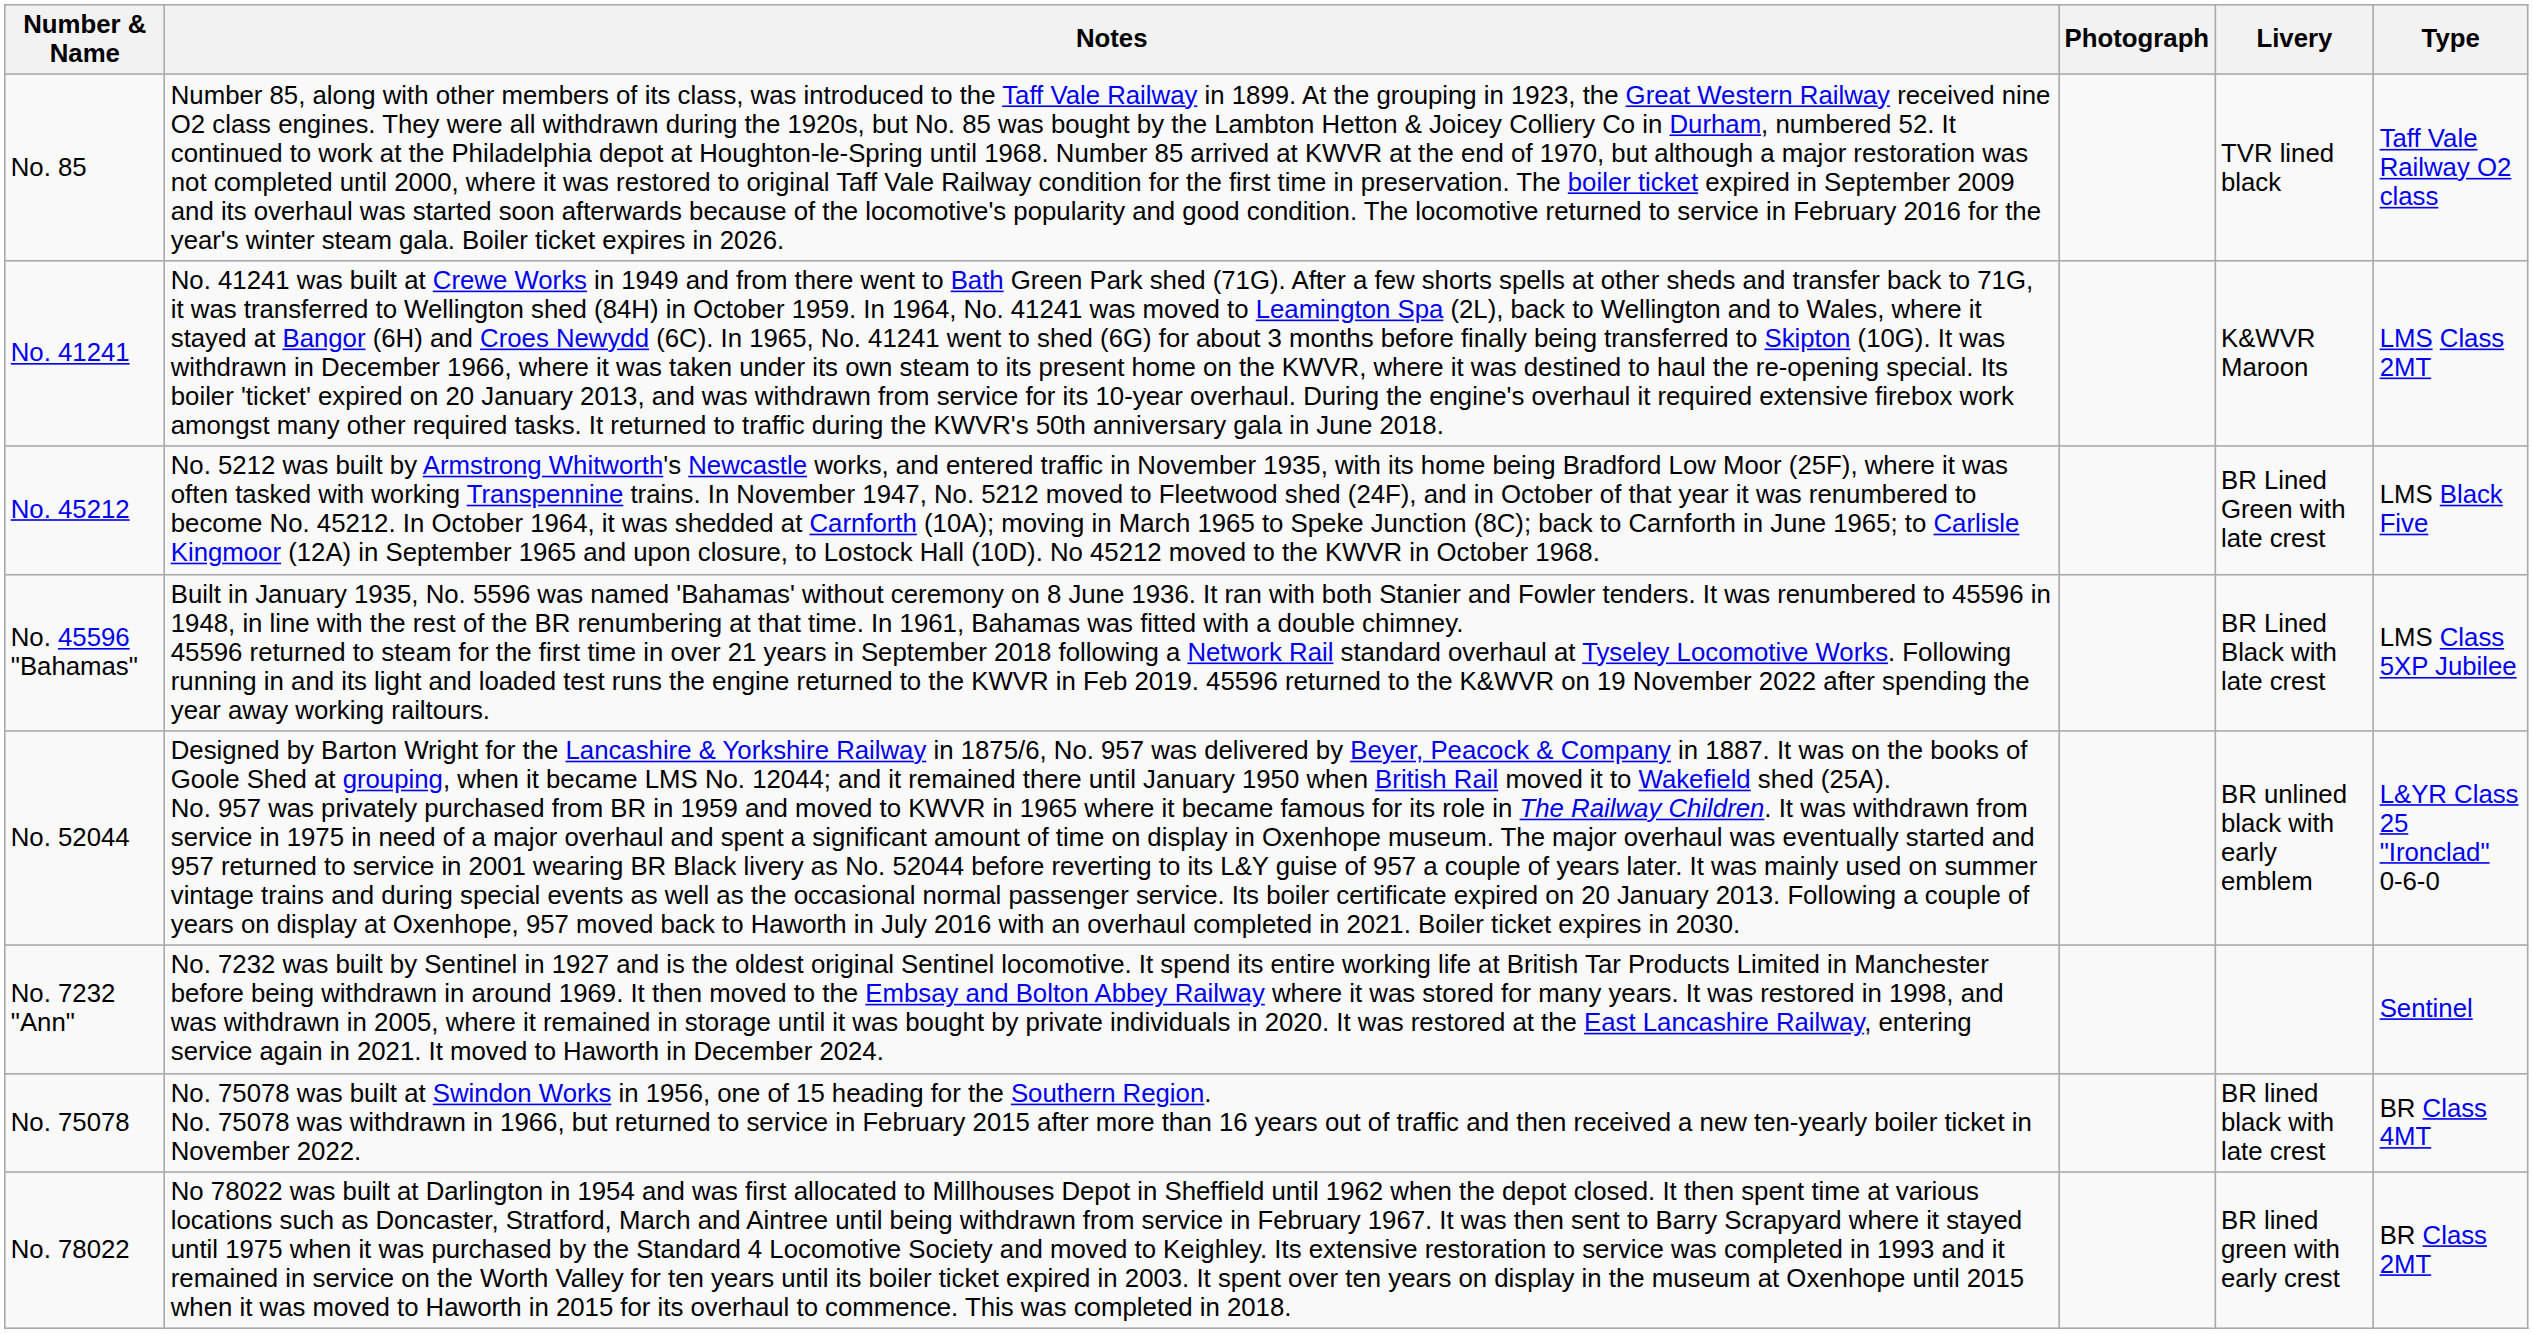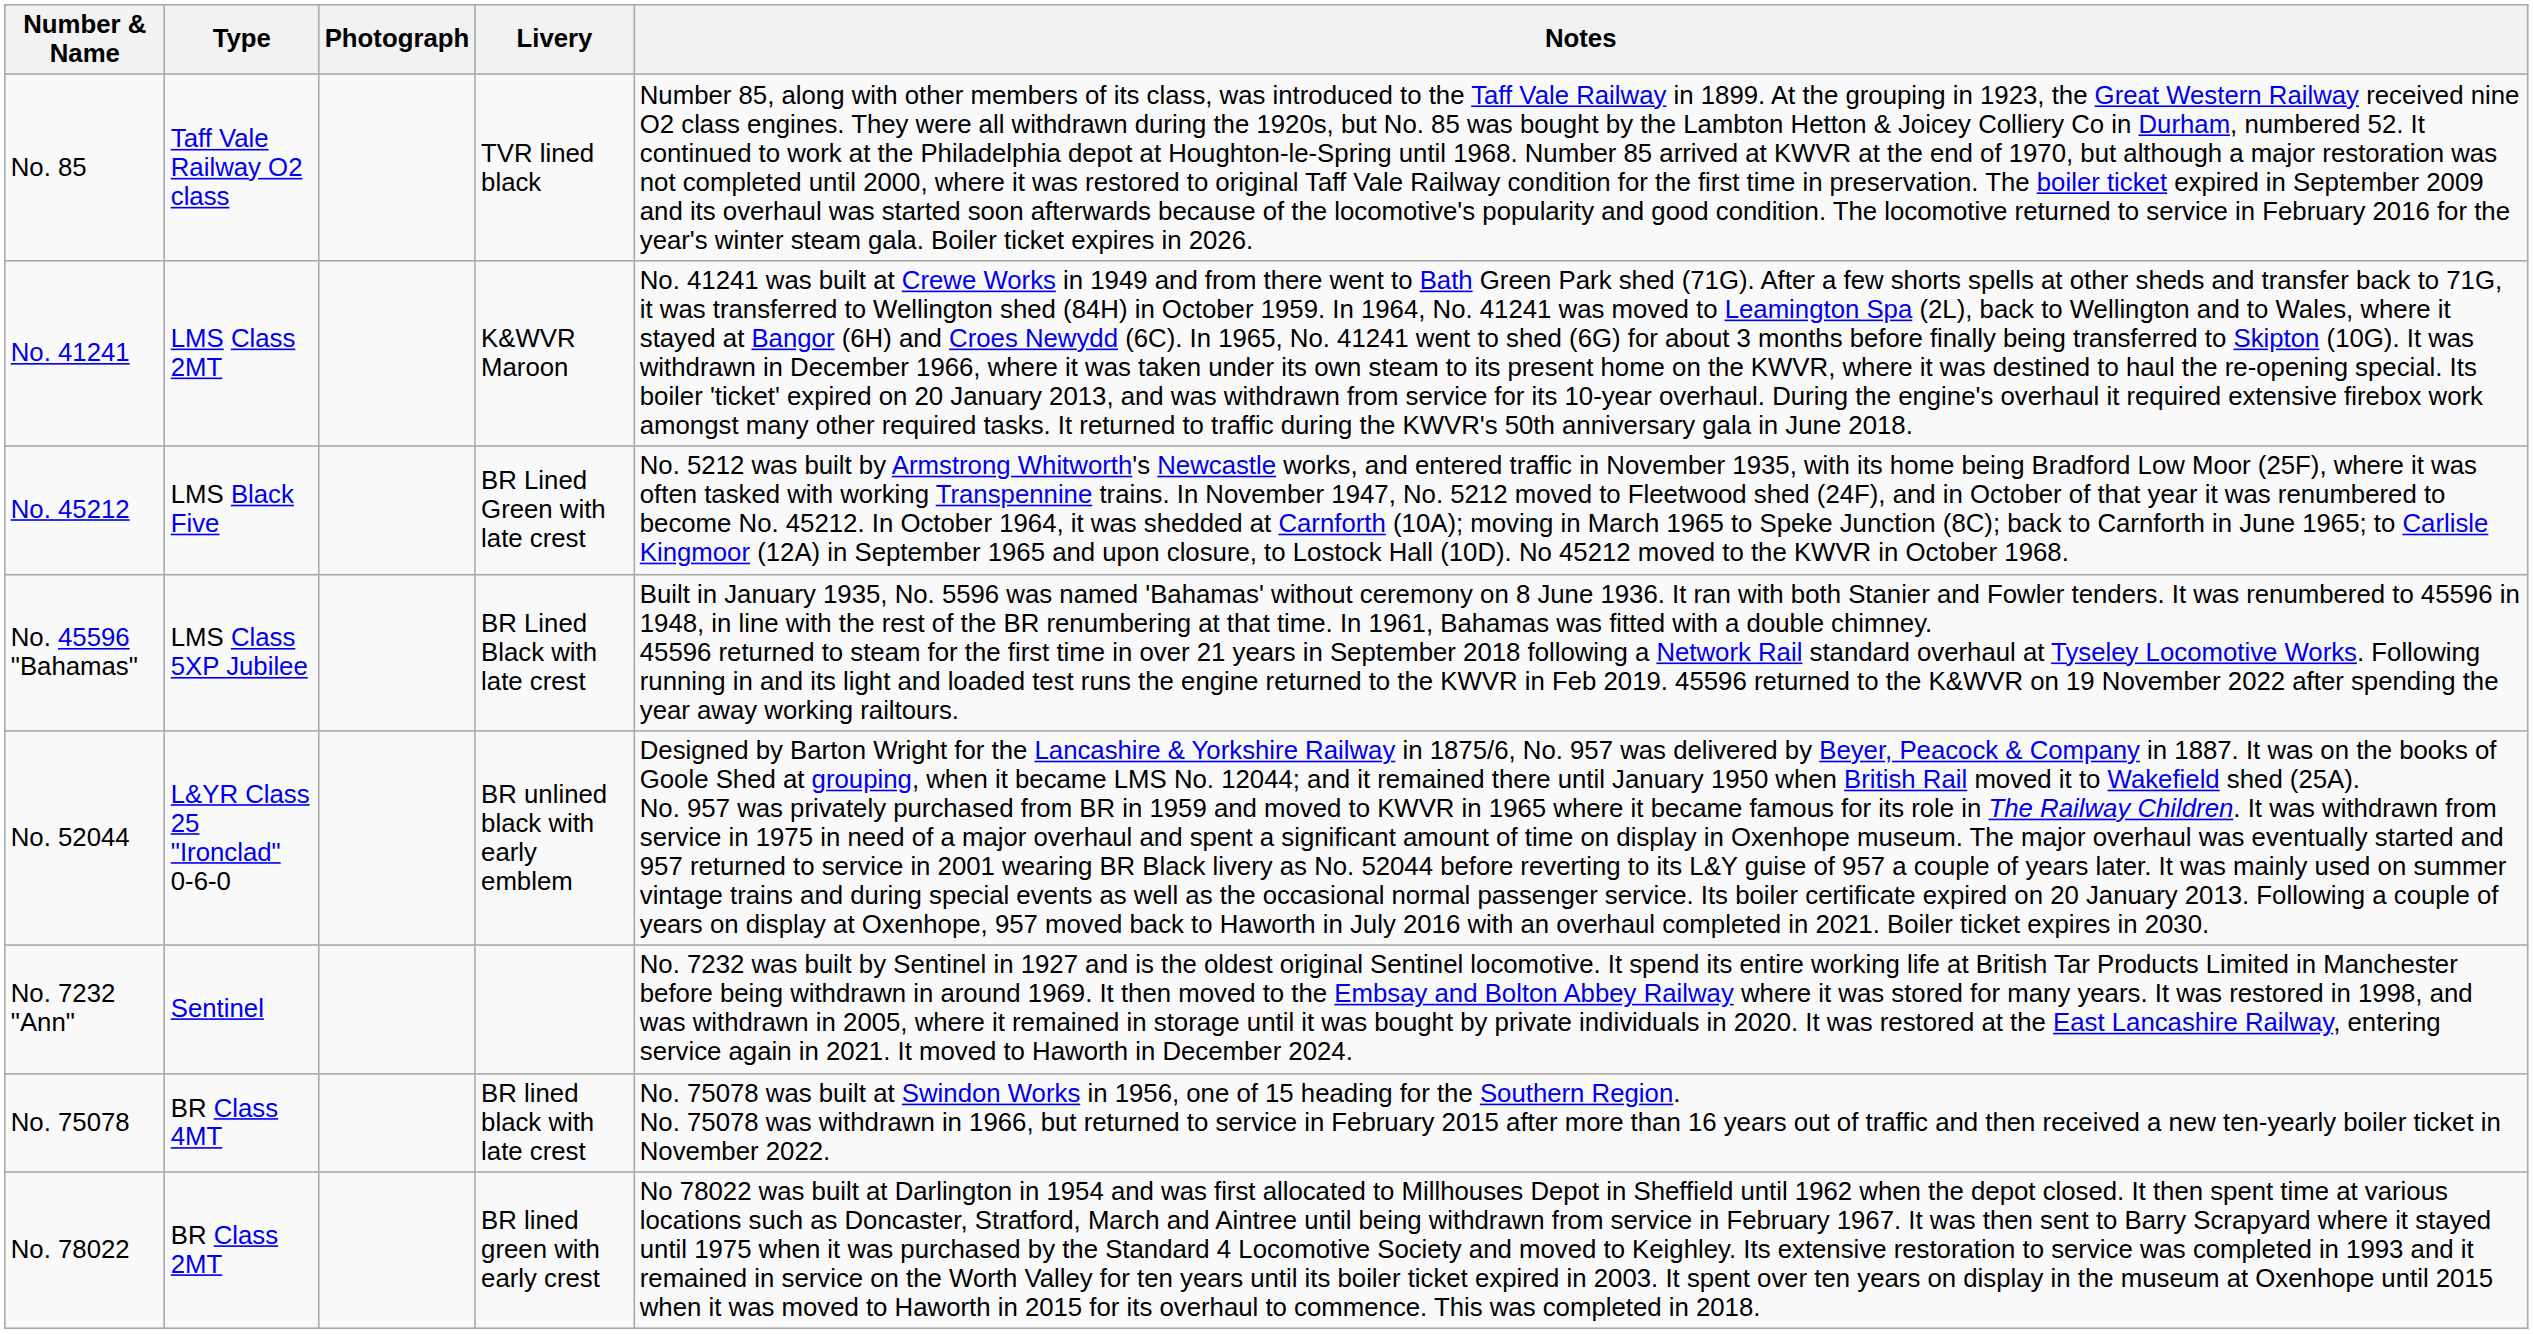columns swapped: (2451, 39) <-> (1112, 39)
